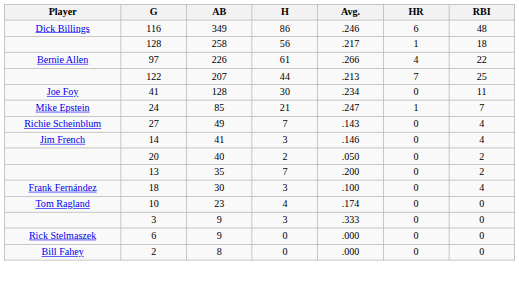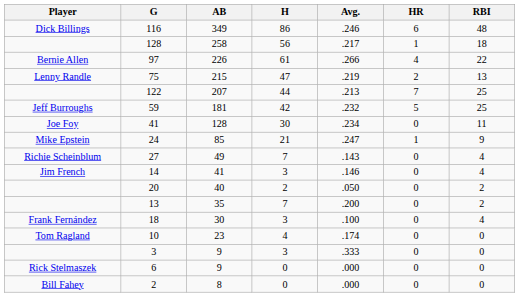+ row: (154, 76)
+ row: (154, 108)
(482, 108) 7 -> (482, 140) 9
